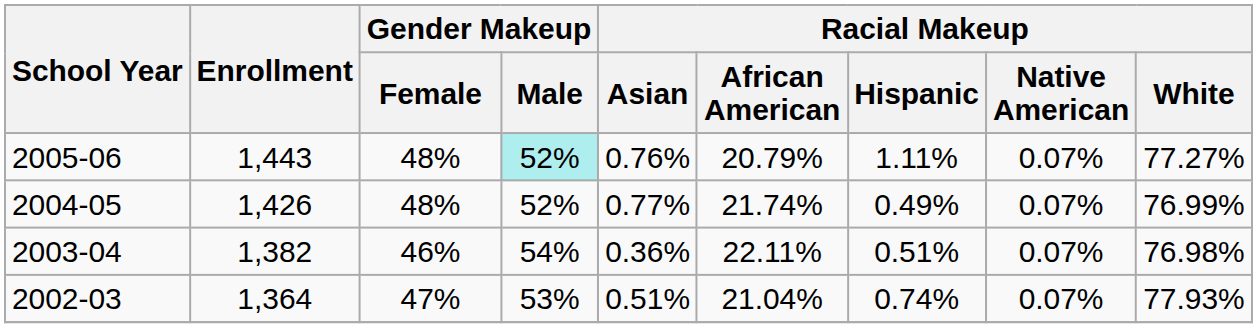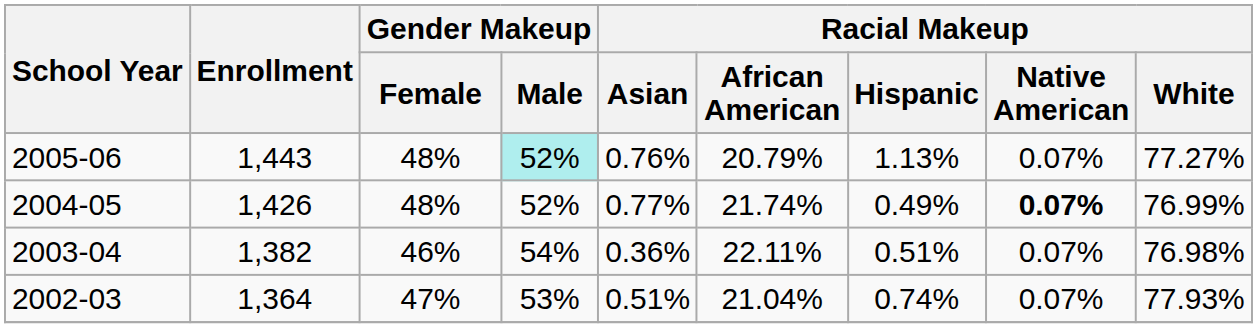(917, 157) 1.11% -> (917, 157) 1.13%
(1061, 205) normal -> (1061, 205) bold
